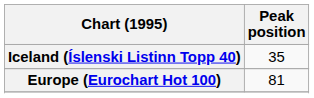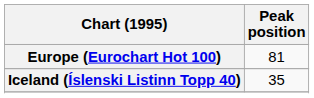rows swapped: (124, 80) <-> (124, 56)
